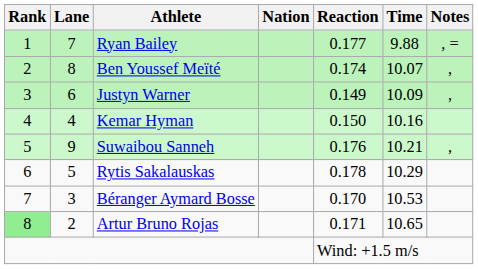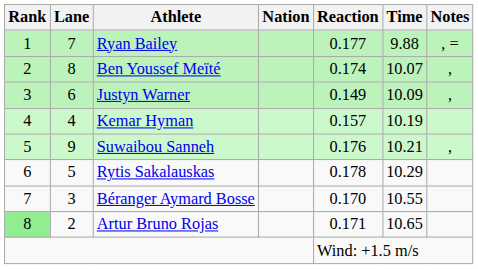(348, 120) 0.150 -> (348, 120) 0.157
(405, 120) 10.16 -> (405, 120) 10.19
(405, 198) 10.53 -> (405, 198) 10.55
